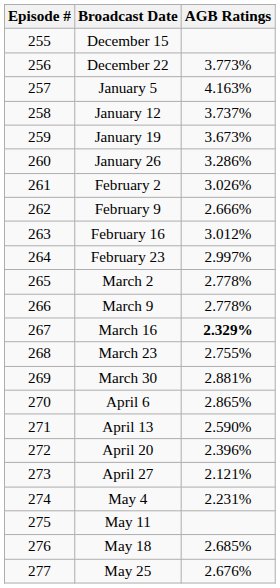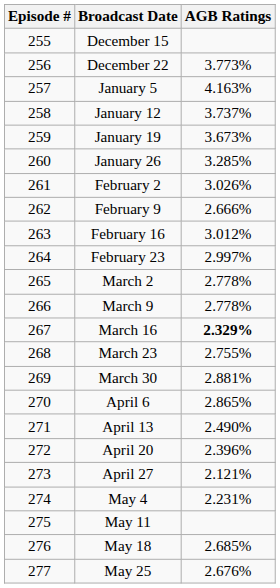(228, 161) 3.286% -> (228, 161) 3.285%
(228, 426) 2.590% -> (228, 426) 2.490%
